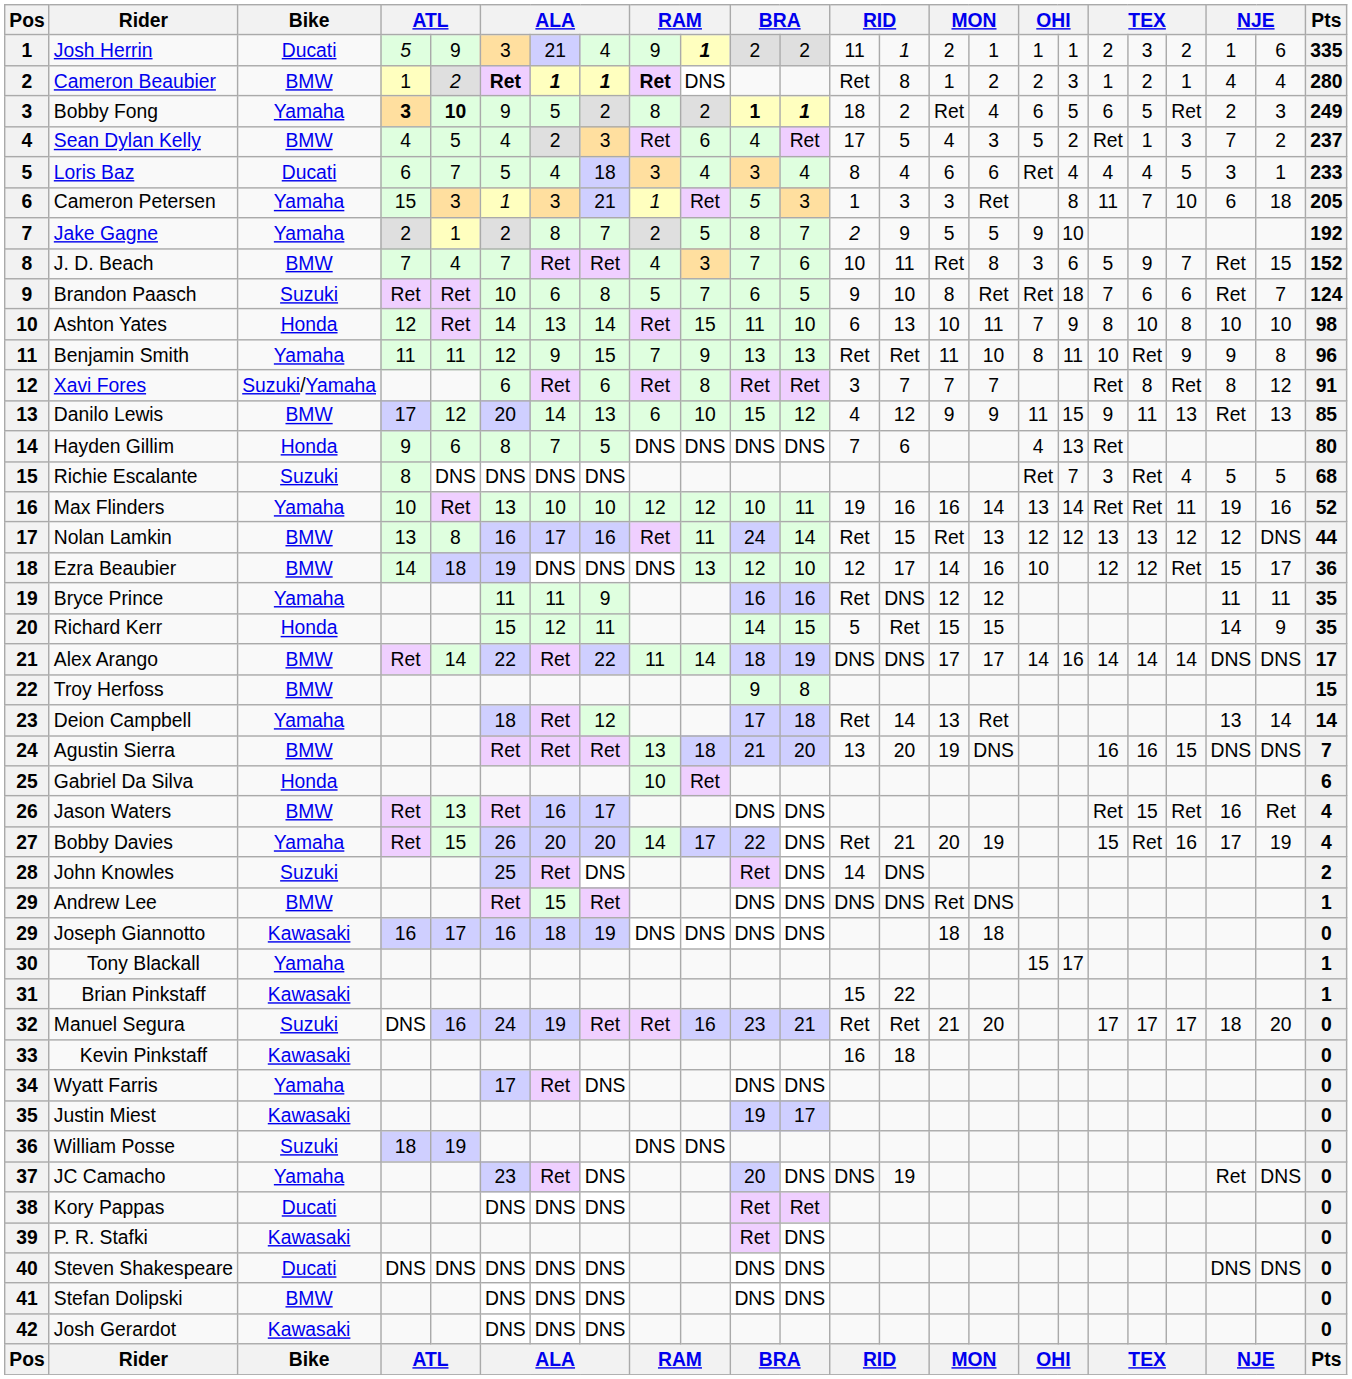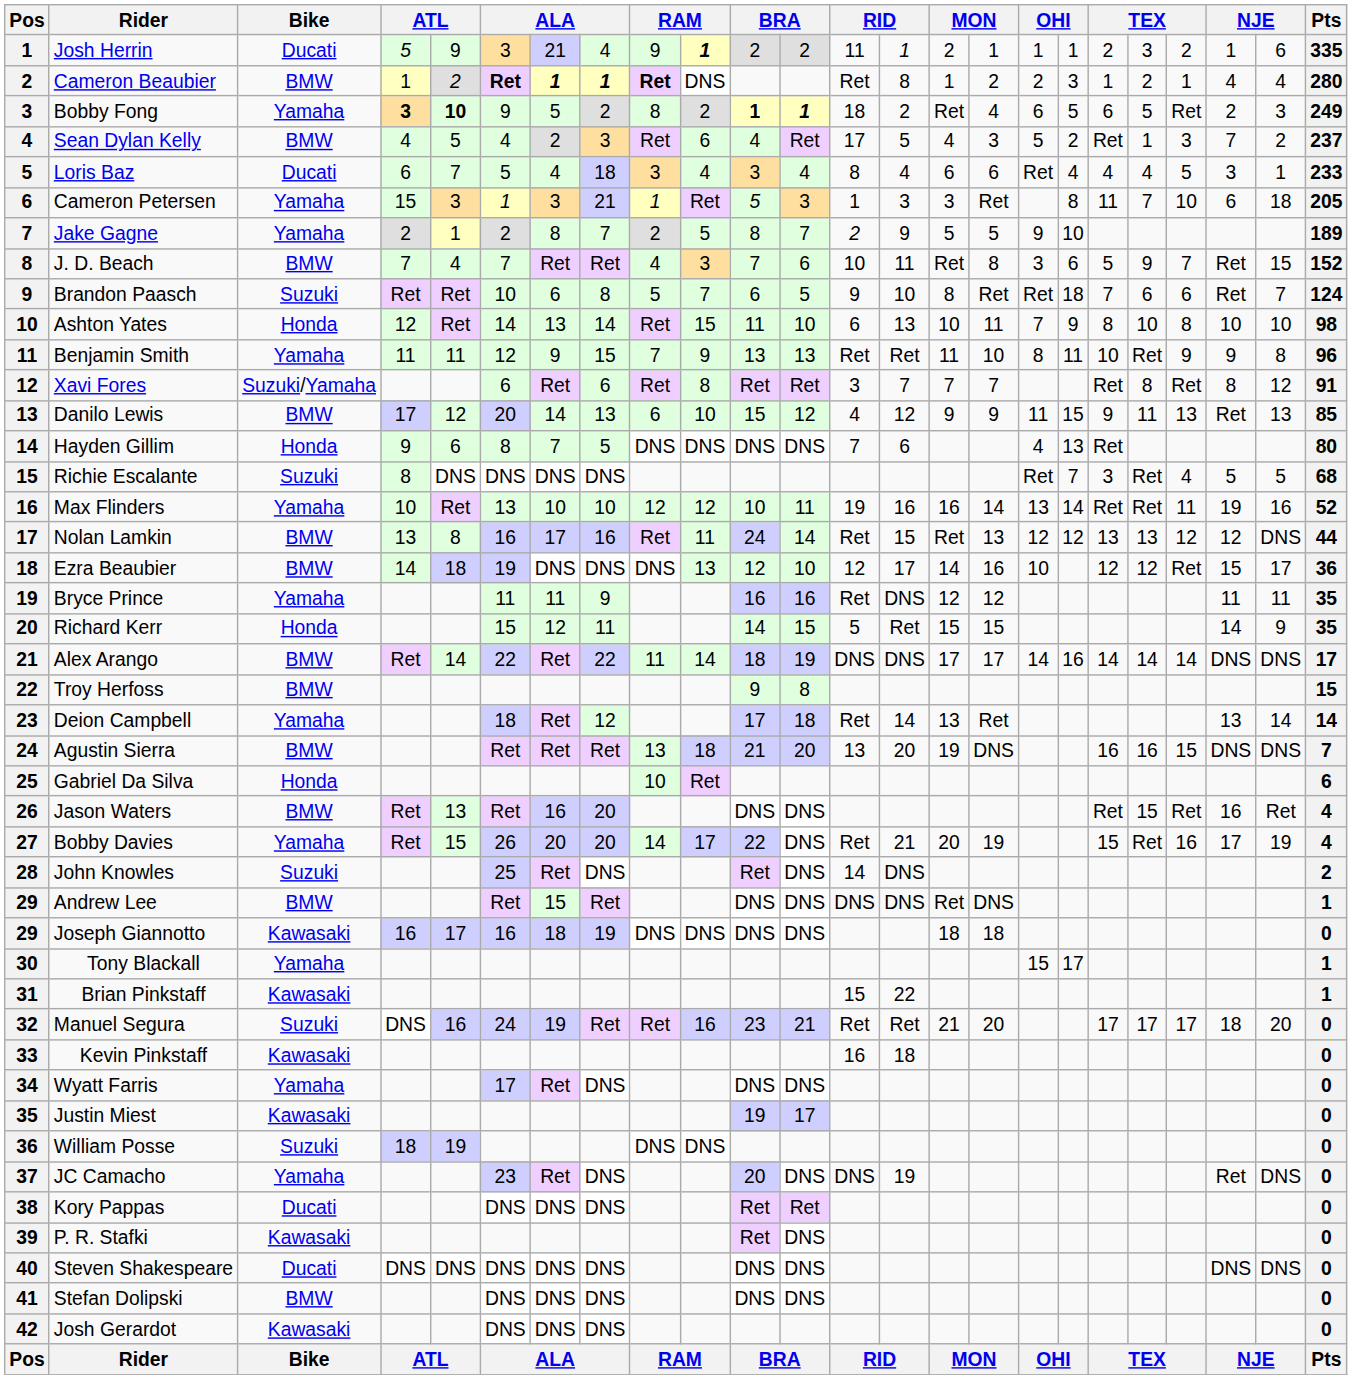(1326, 233) 192 -> (1326, 233) 189
(605, 811) 17 -> (605, 811) 20
